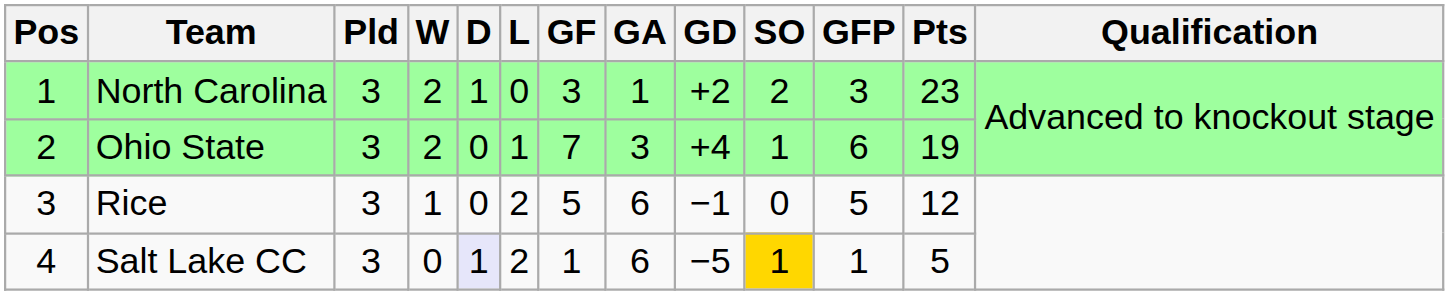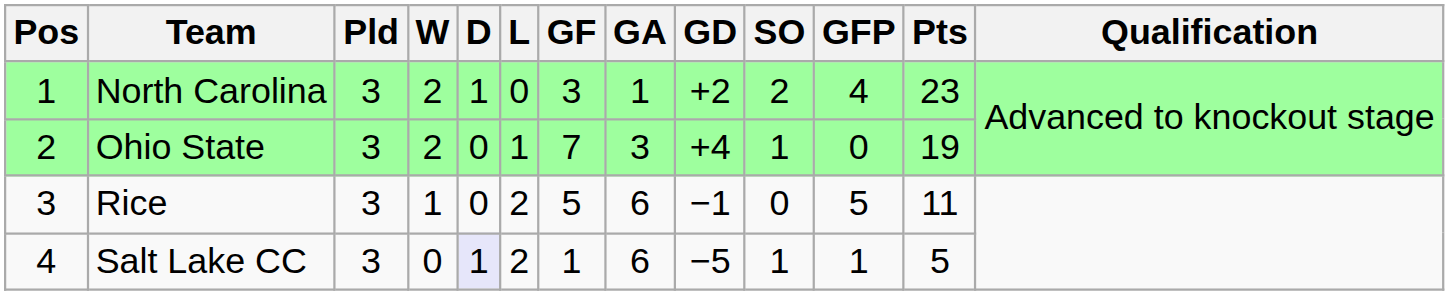(859, 89) 3 -> (859, 89) 4
(859, 146) 6 -> (859, 146) 0
(940, 203) 12 -> (940, 203) 11
(779, 260) gold background -> (779, 260) no background
